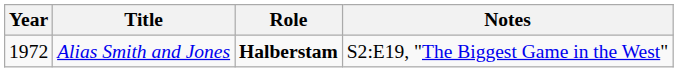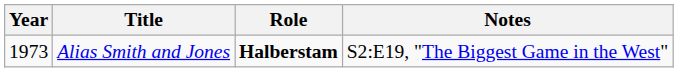(29, 50) 1972 -> (29, 50) 1973
